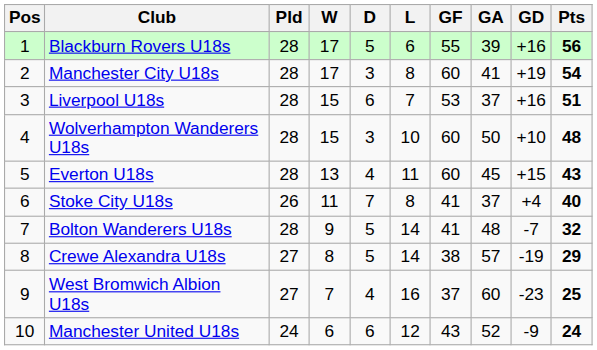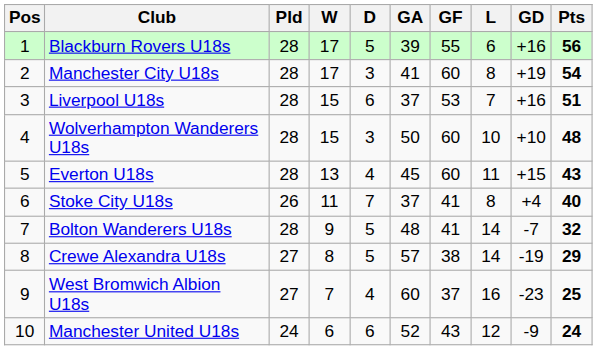columns swapped: (410, 18) <-> (491, 18)
